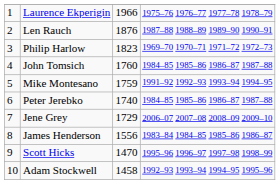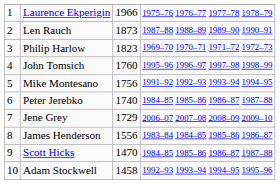(127, 30) 1876 -> (127, 30) 1873
(207, 65) 1984–85 1985–86 1986–87 1987–88 -> (207, 65) 1995–96 1996–97 1997–98 1998–99
(127, 83) 1759 -> (127, 83) 1756
(207, 153) 1995–96 1996–97 1997–98 1998–99 -> (207, 153) 1984–85 1985–86 1986–87 1987–88
